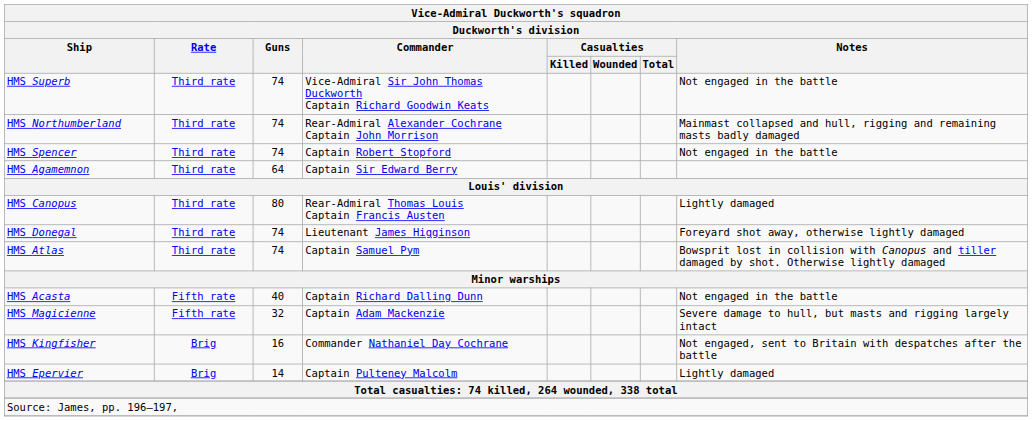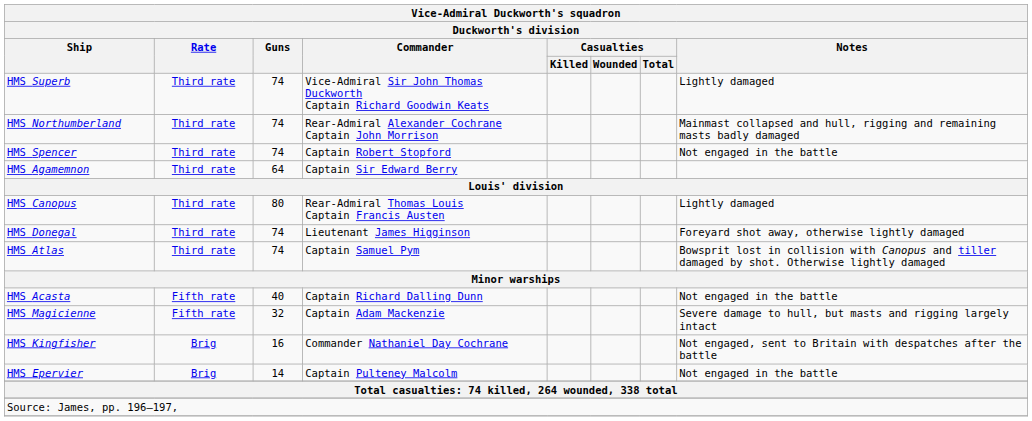(758, 82) Not engaged in the battle -> (727, 82) Lightly damaged
(727, 373) Lightly damaged -> (758, 373) Not engaged in the battle
